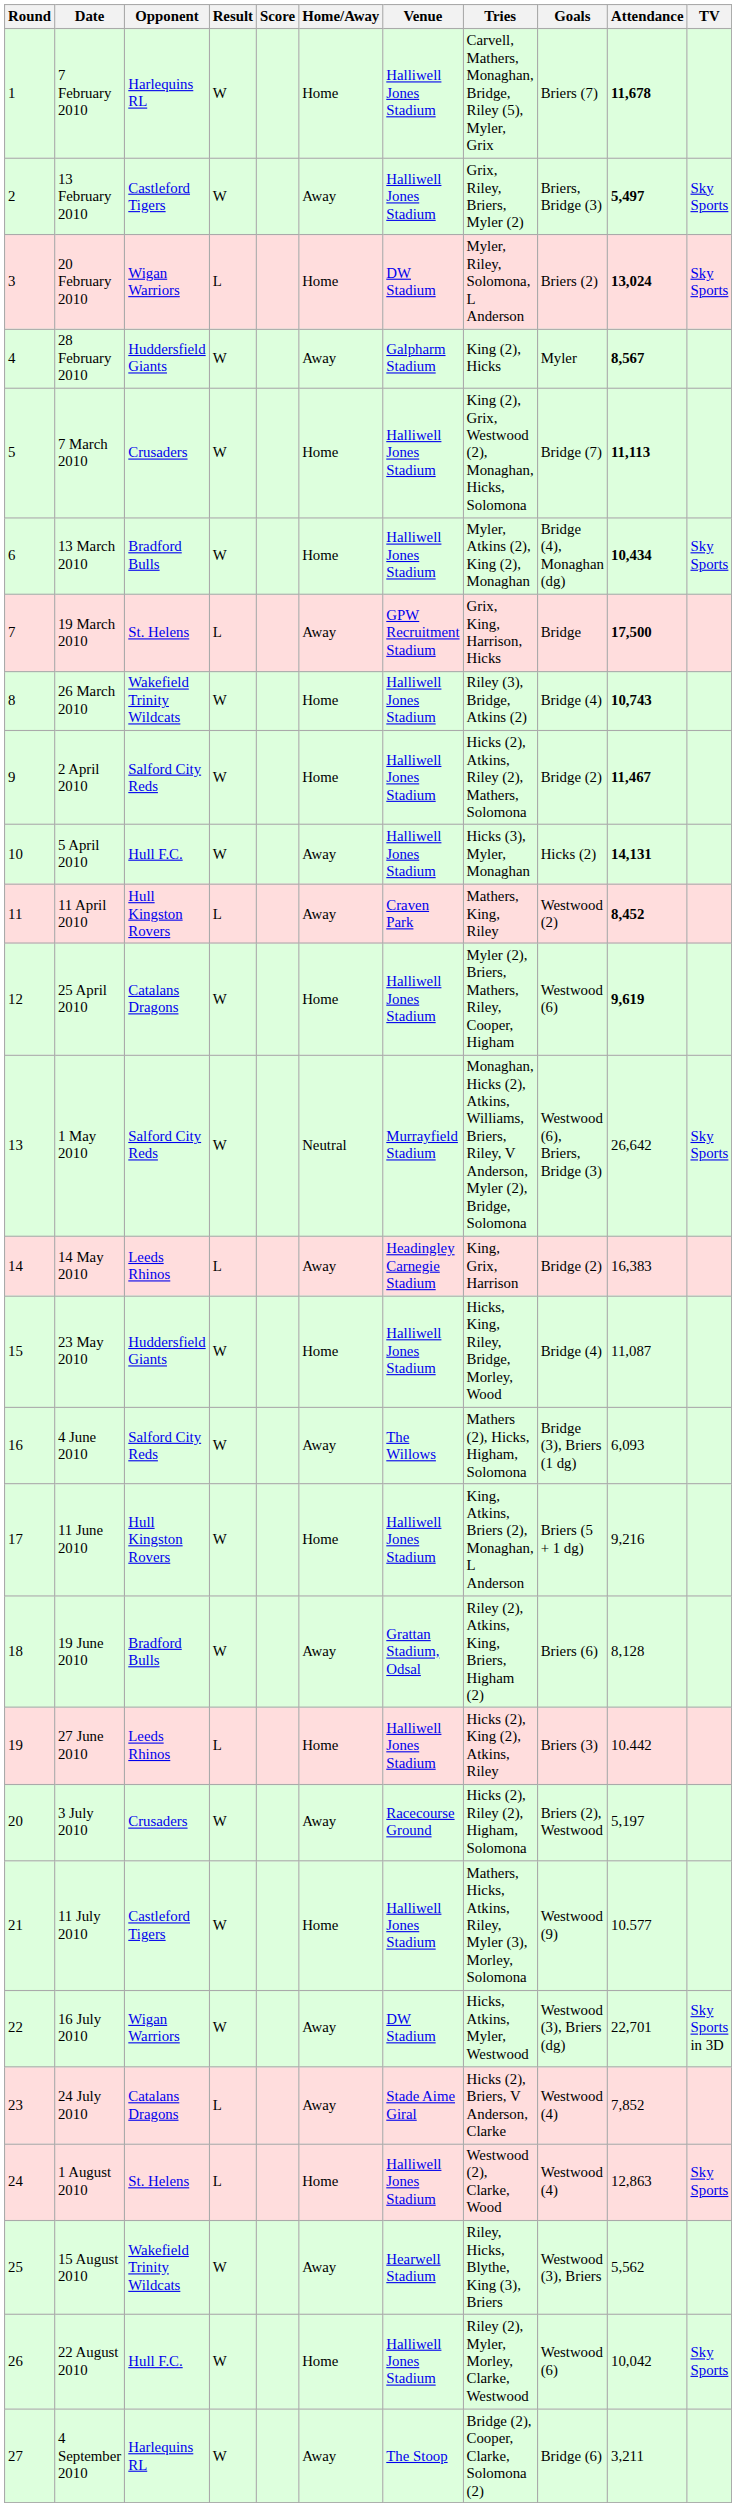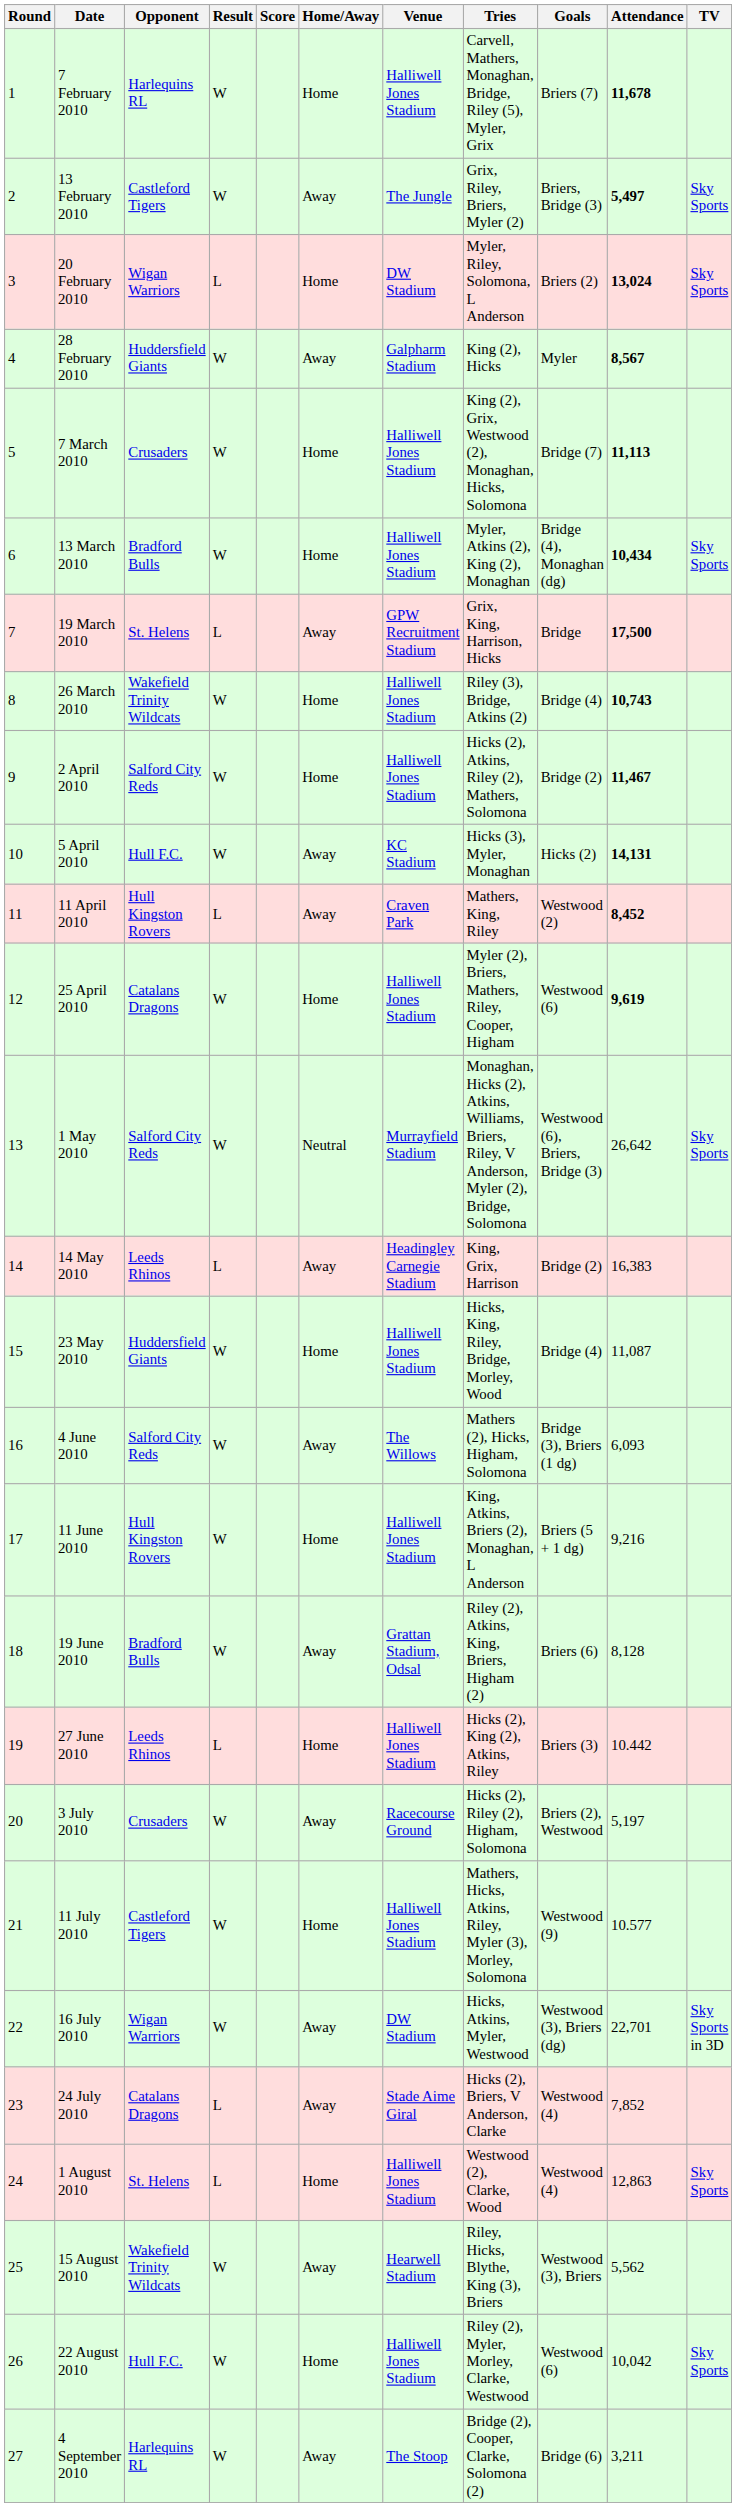(414, 196) Halliwell Jones Stadium -> (419, 196) The Jungle
(414, 853) Halliwell Jones Stadium -> (411, 853) KC Stadium
